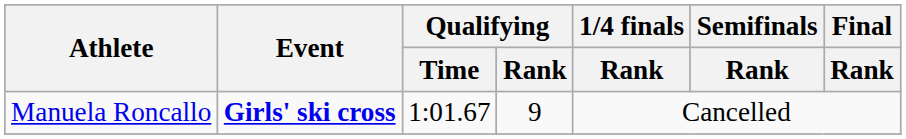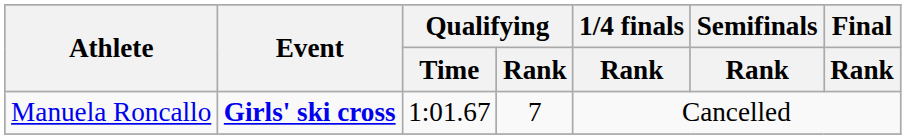(535, 112) 9 -> (535, 112) 7
